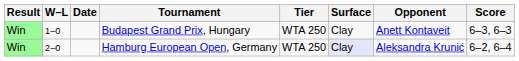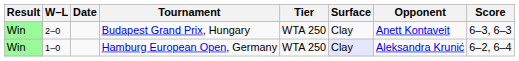(53, 31) 1–0 -> (53, 31) 2–0
(53, 48) 2–0 -> (53, 48) 1–0
